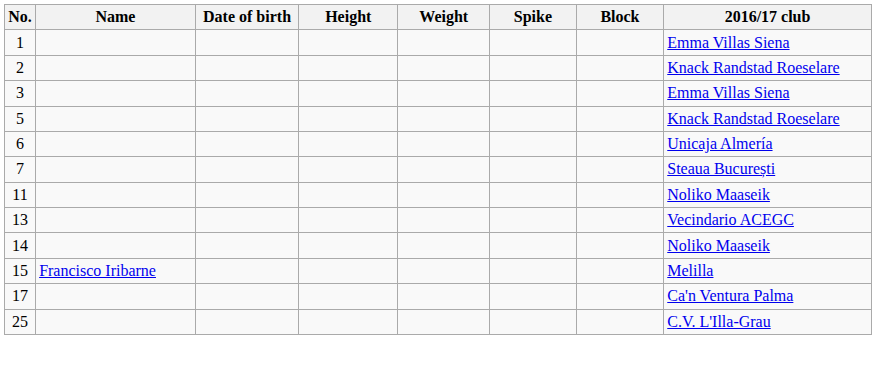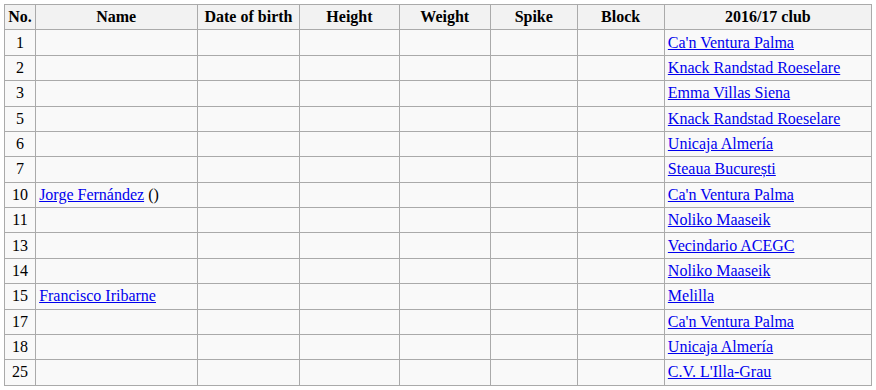(728, 42) Emma Villas Siena -> (731, 42) Ca'n Ventura Palma
+ row: (20, 194)
+ row: (20, 347)
